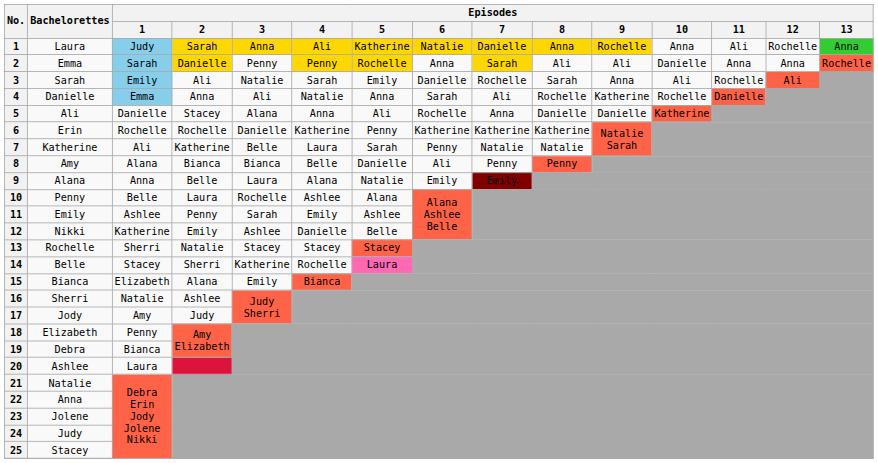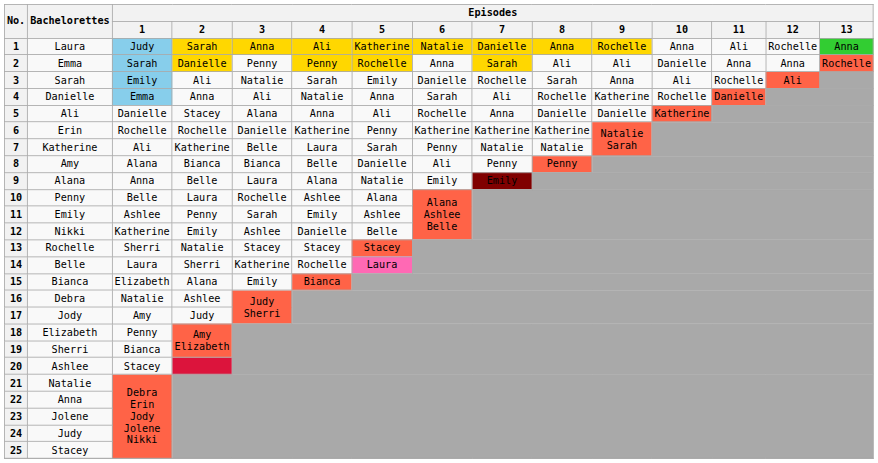(142, 265) Stacey -> (142, 265) Laura
(70, 299) Sherri -> (70, 299) Debra
(70, 349) Debra -> (70, 349) Sherri
(142, 366) Laura -> (142, 366) Stacey
